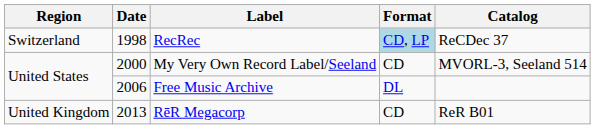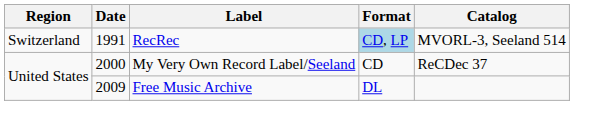(131, 40) 1998 -> (111, 40) 1991
(473, 40) ReCDec 37 -> (492, 40) MVORL-3, Seeland 514
(513, 64) MVORL-3, Seeland 514 -> (452, 64) ReCDec 37
(131, 87) 2006 -> (111, 87) 2009
- row: (199, 111)
